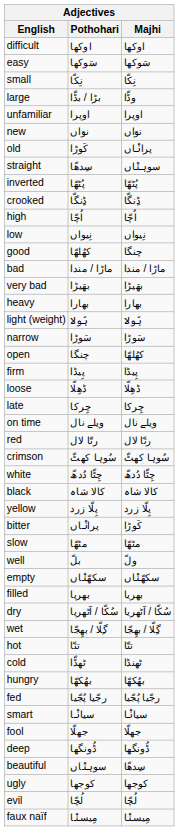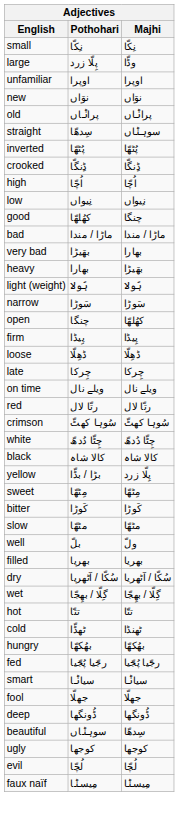- row: (23, 46)
- row: (18, 63)
(86, 97) بڑا / بڈّا -> (84, 63) پِلّا زرد
(80, 149) کَوڑا -> (84, 114) پراݨاں
(133, 286) بھَیڑا -> (133, 252) بھارا
(133, 303) بھارا -> (133, 269) بھَیڑا
(84, 509) پِلّا زرد -> (86, 474) بڑا / بڈّا
+ row: (20, 491)
(84, 526) پراݨاں -> (80, 509) کَوڑا
- row: (21, 577)
